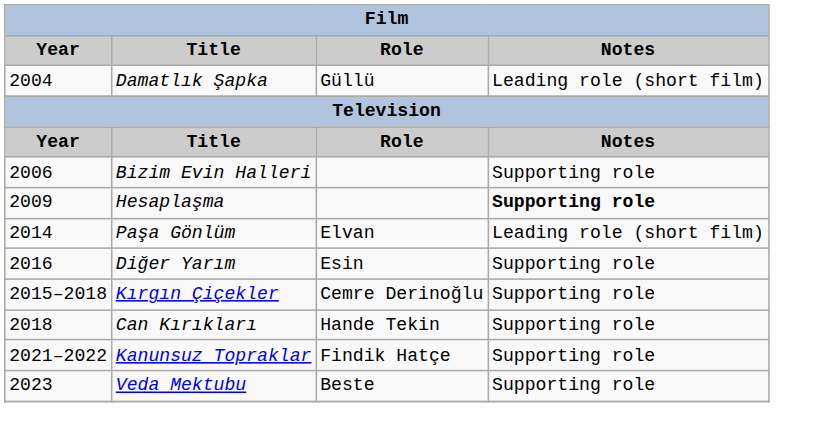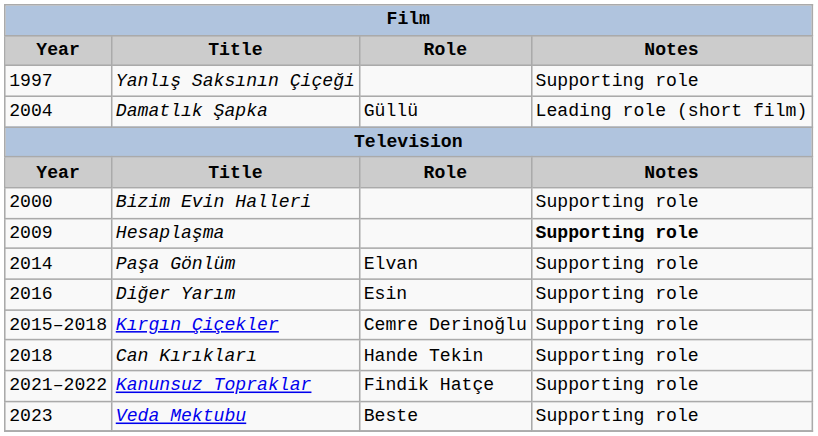+ row: (235, 81)
(31, 172) 2006 -> (31, 202) 2000
(628, 233) Leading role (short film) -> (617, 263) Supporting role
